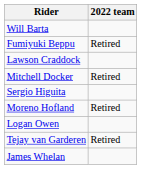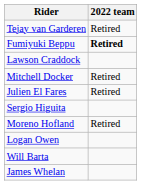rows swapped: (28, 28) <-> (46, 140)
(105, 44) normal -> (107, 44) bold
+ row: (37, 92)
